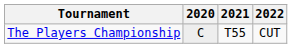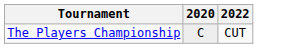- column: (235, 14)
